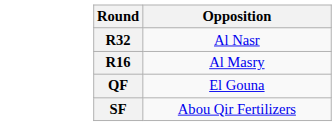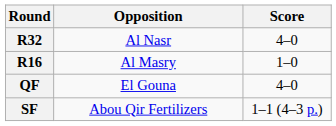+ column: (287, 16)
